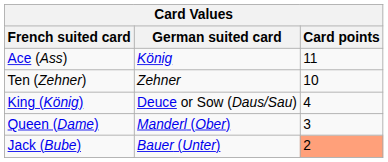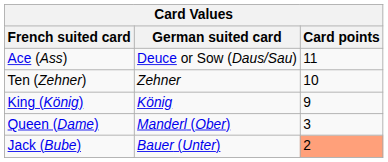(155, 59) König -> (217, 59) Deuce or Sow (Daus/Sau)
(217, 102) Deuce or Sow (Daus/Sau) -> (155, 102) König
(307, 102) 4 -> (307, 102) 9
